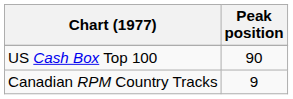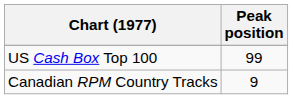(254, 57) 90 -> (254, 57) 99
